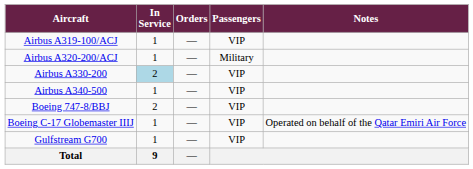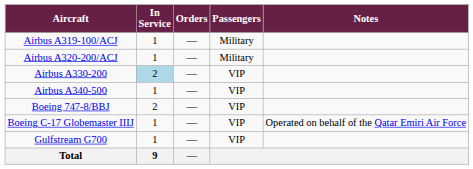(237, 40) VIP -> (237, 40) Military
